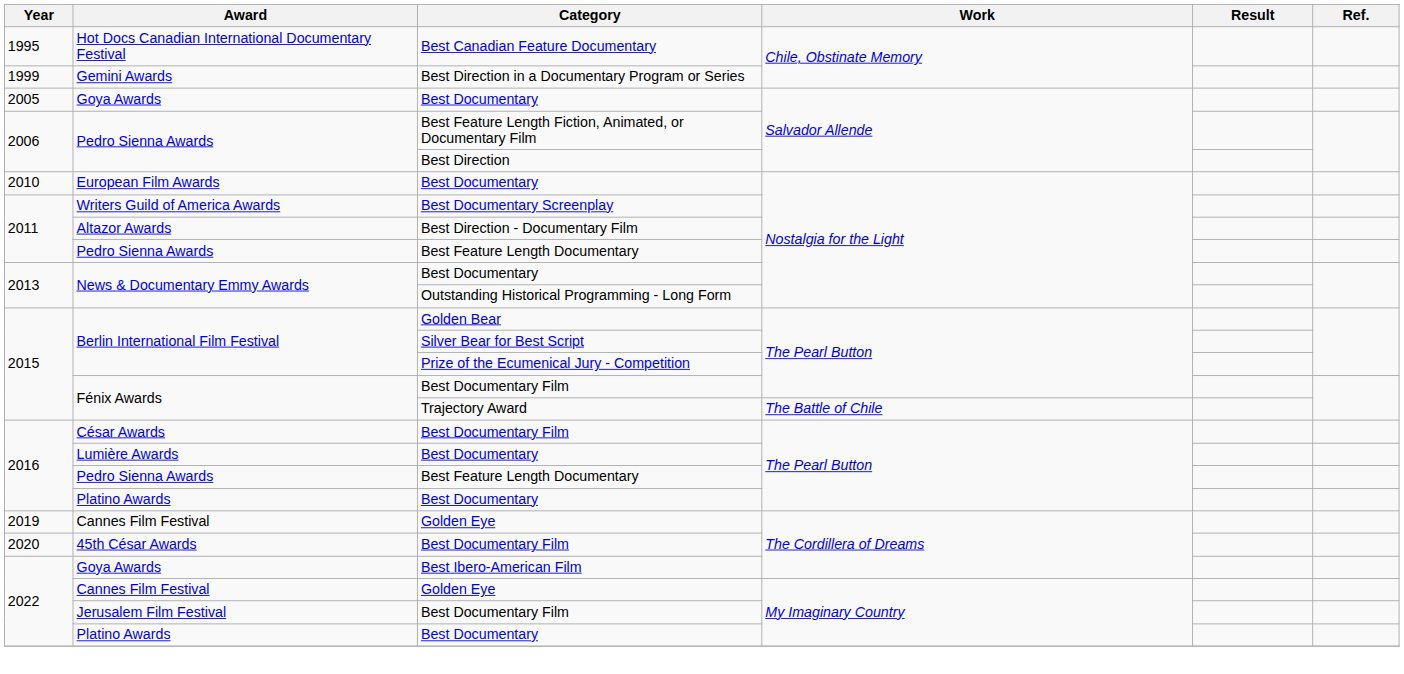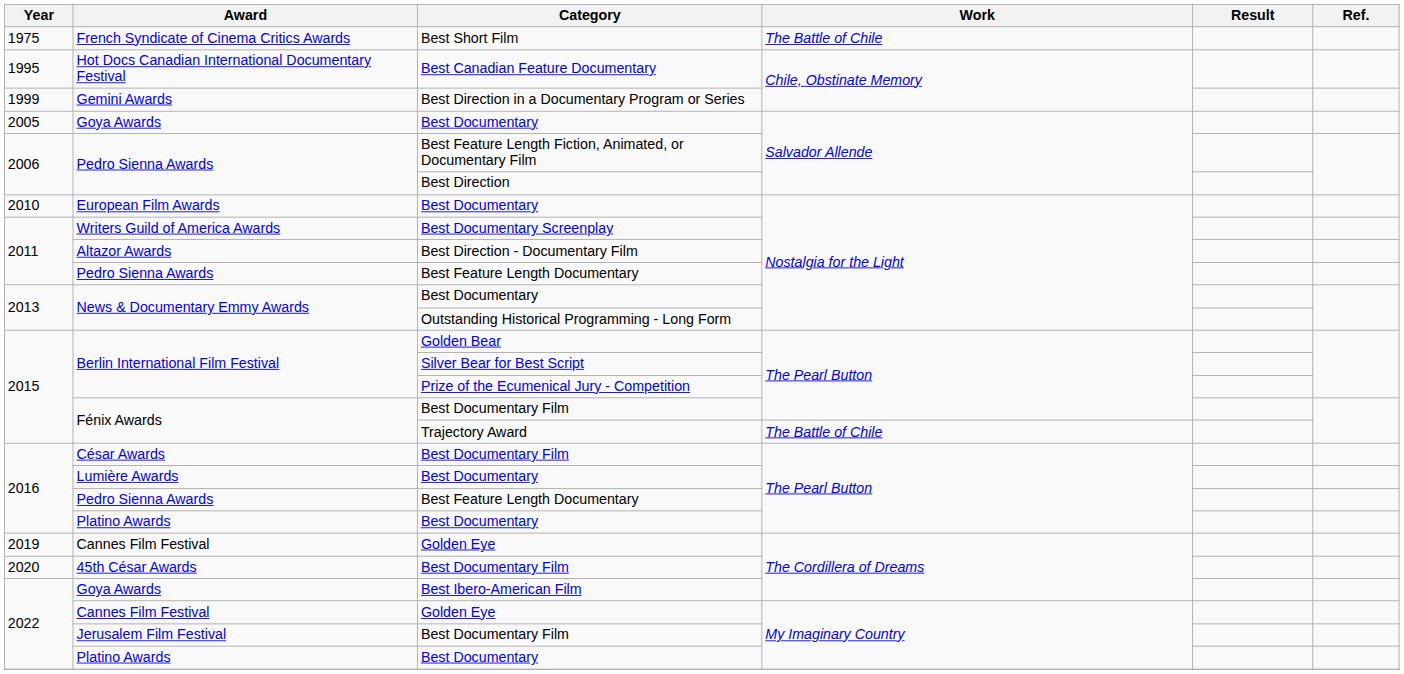+ row: (213, 38)
